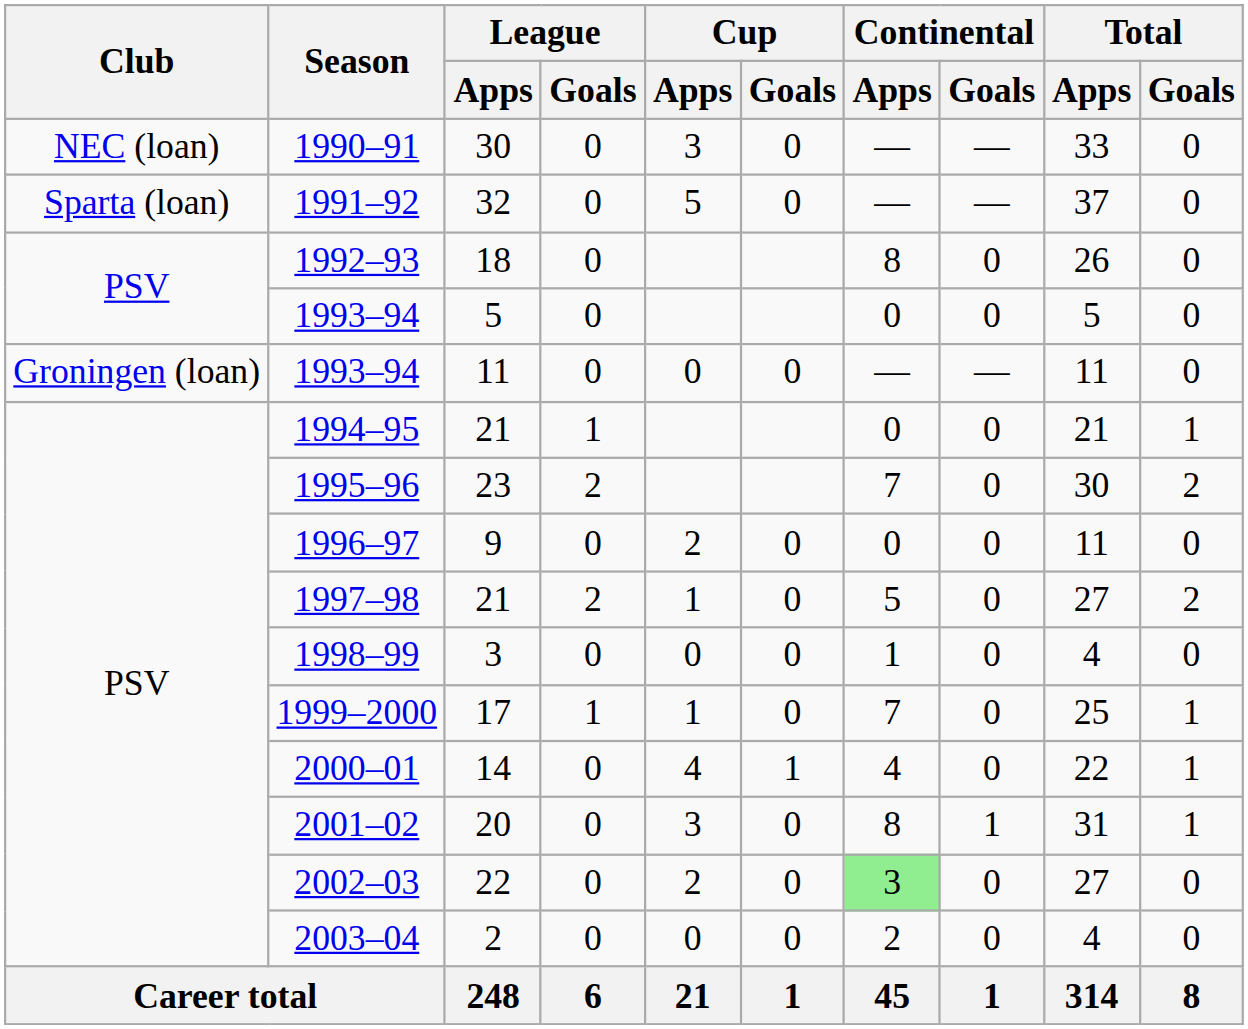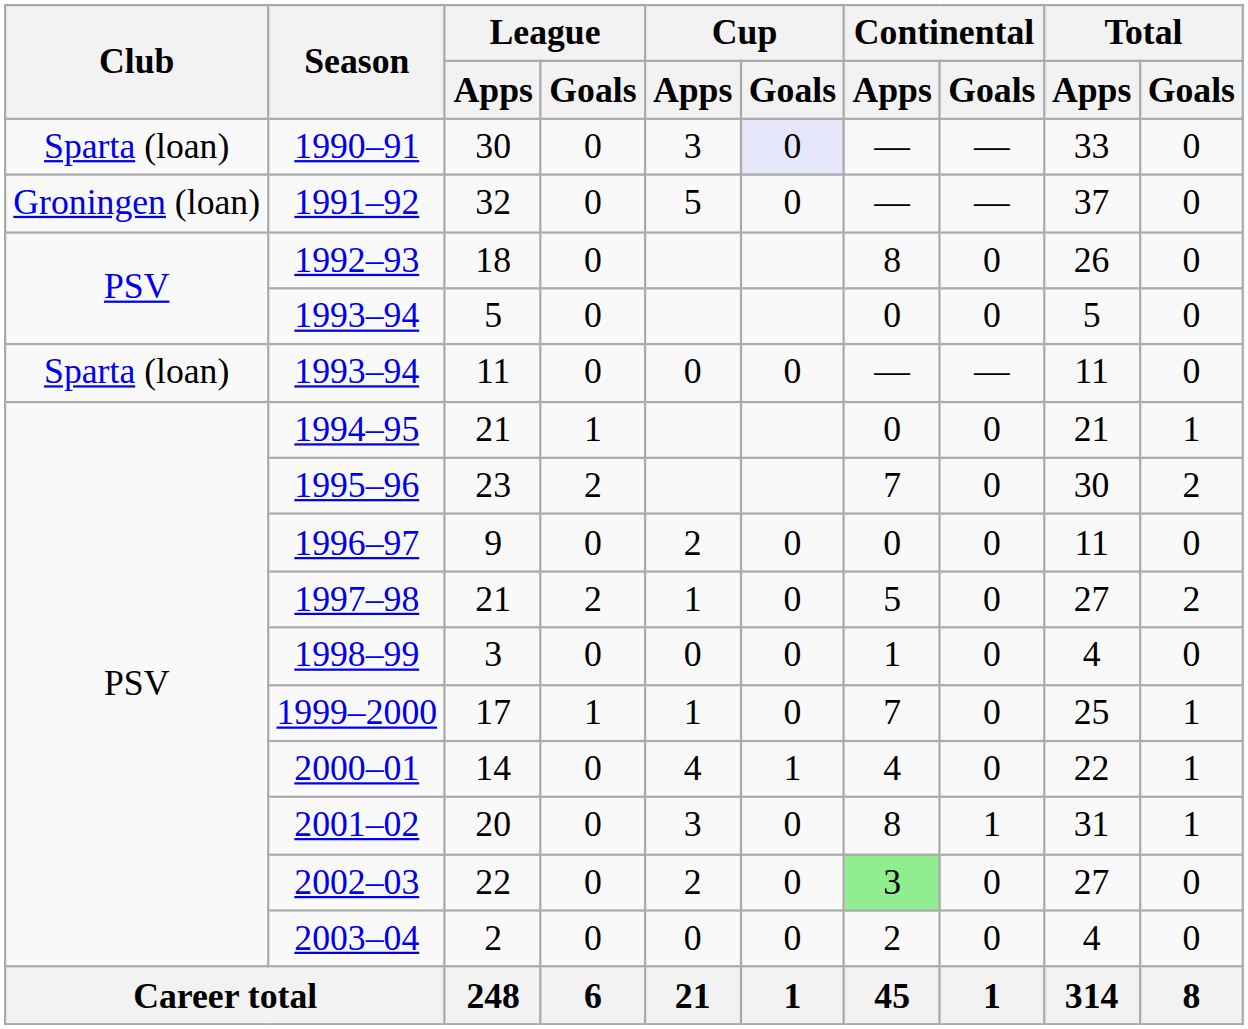(137, 145) NEC (loan) -> (137, 145) Sparta (loan)
(792, 145) no background -> (792, 145) lavender background
(137, 202) Sparta (loan) -> (137, 202) Groningen (loan)
(137, 372) Groningen (loan) -> (137, 372) Sparta (loan)
